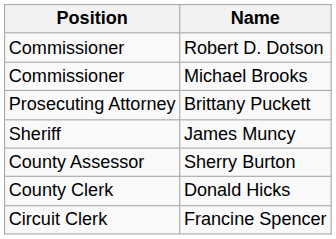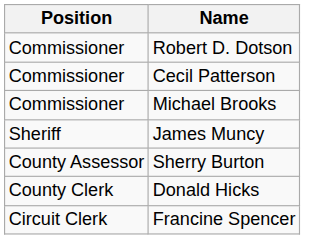+ row: (214, 76)
- row: (247, 104)
